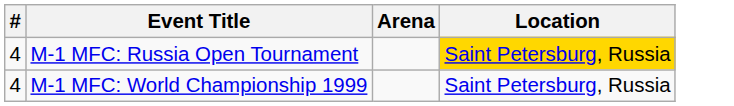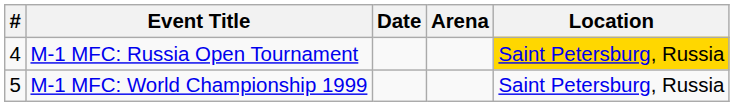+ column: (399, 21)
(15, 86) 4 -> (15, 86) 5
